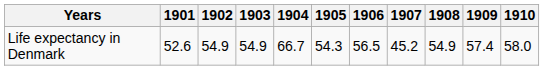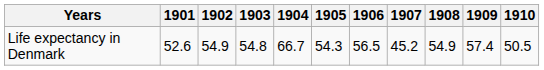(253, 45) 54.9 -> (253, 45) 54.8
(518, 45) 58.0 -> (518, 45) 50.5
